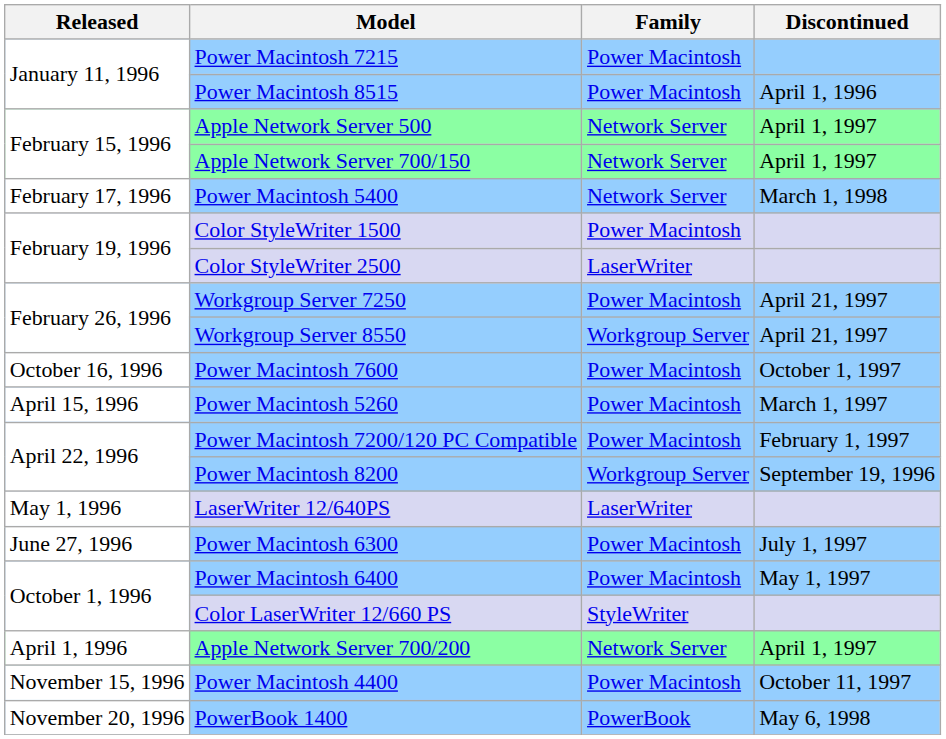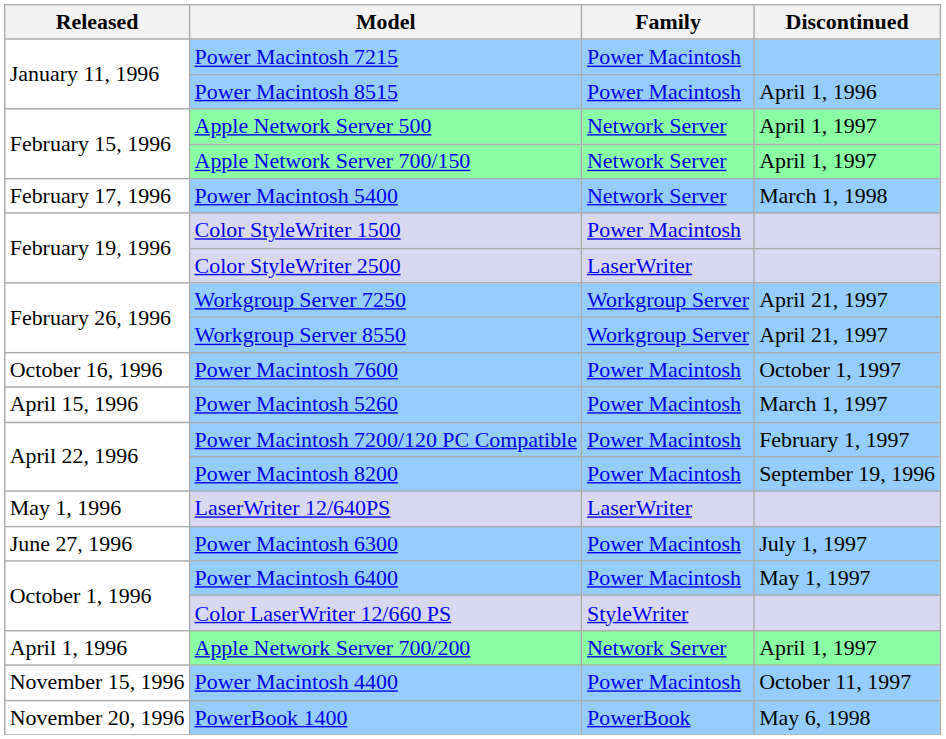(664, 299) Power Macintosh -> (668, 299) Workgroup Server
(668, 473) Workgroup Server -> (664, 473) Power Macintosh
